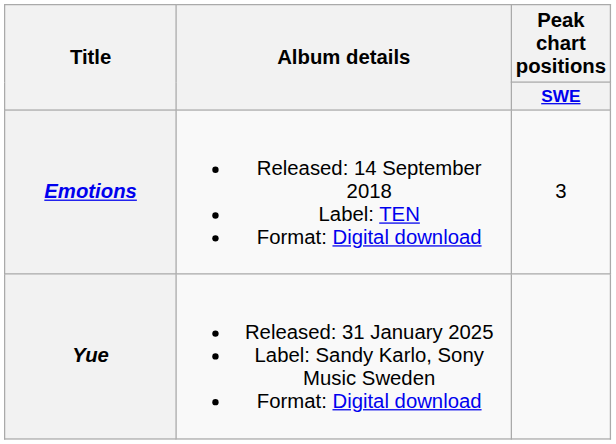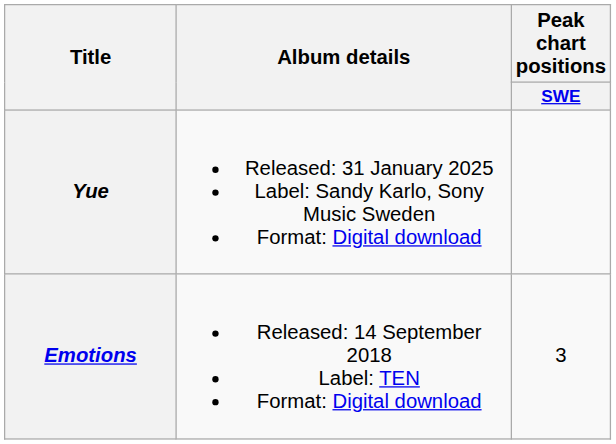rows swapped: (91, 191) <-> (91, 356)
